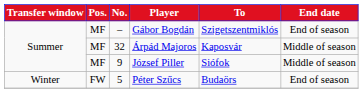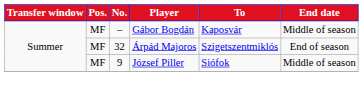(240, 29) Szigetszentmiklós -> (221, 29) Kaposvár
(319, 29) End of season -> (319, 29) Middle of season
(221, 46) Kaposvár -> (240, 46) Szigetszentmiklós
(319, 46) Middle of season -> (319, 46) End of season
- row: (157, 79)
